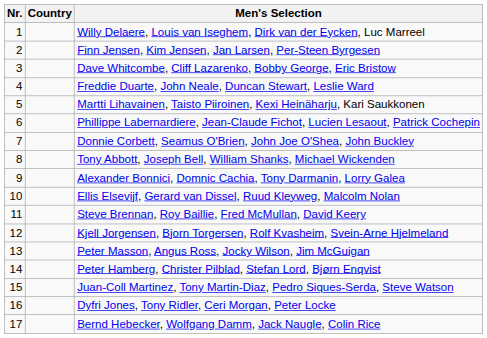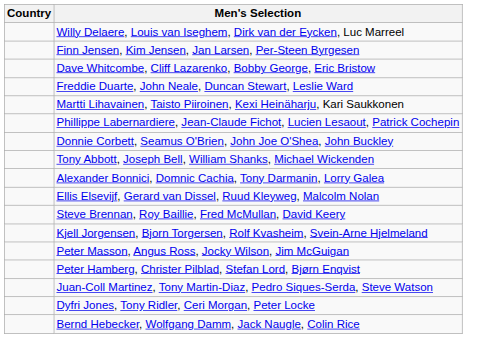- column: (15, 13)
